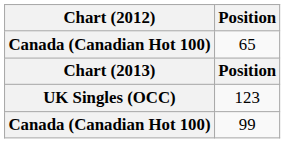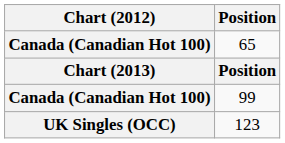rows swapped: (247, 124) <-> (247, 97)
